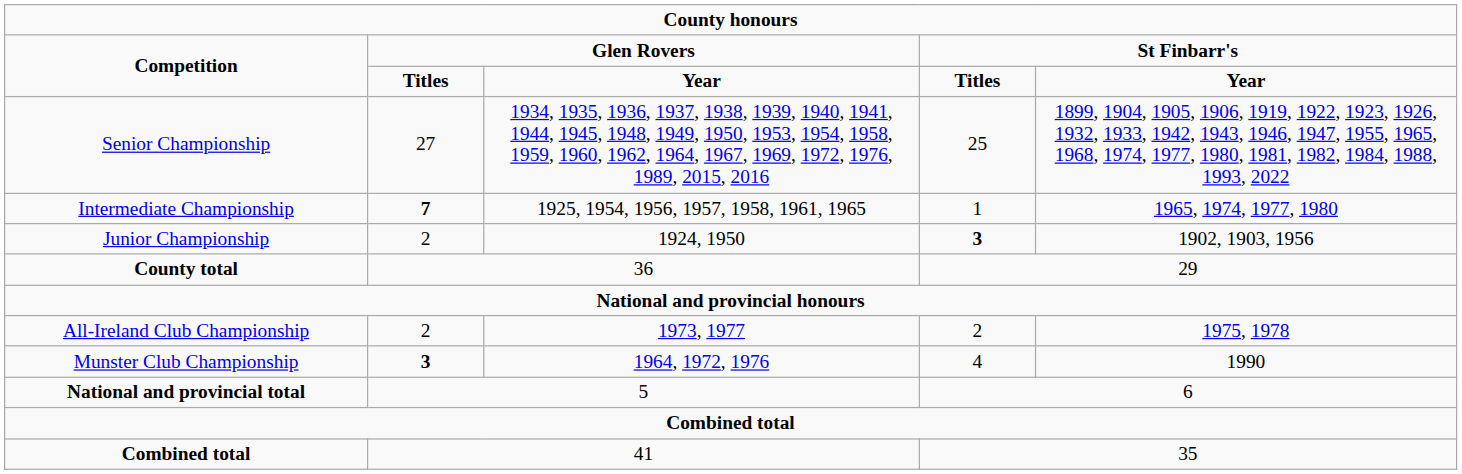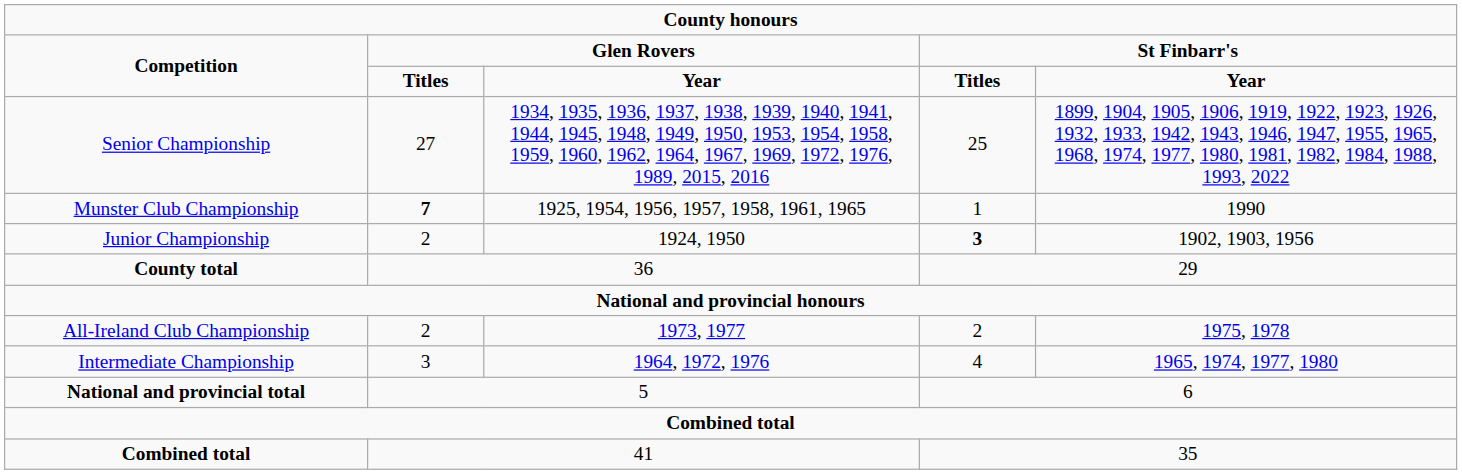(186, 208) Intermediate Championship -> (186, 208) Munster Club Championship
(1246, 208) 1965, 1974, 1977, 1980 -> (1246, 208) 1990
(186, 361) Munster Club Championship -> (186, 361) Intermediate Championship
(426, 361) bold -> (426, 361) normal
(1246, 361) 1990 -> (1246, 361) 1965, 1974, 1977, 1980
